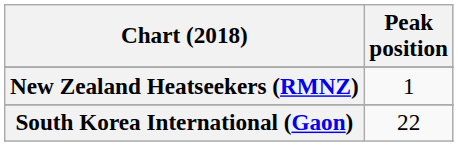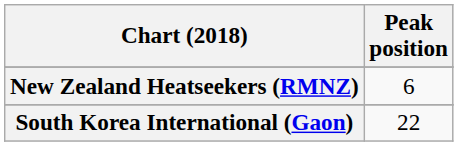(409, 85) 1 -> (409, 85) 6
